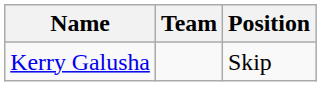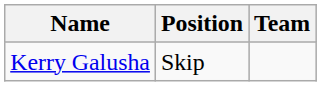columns swapped: (269, 23) <-> (189, 23)
